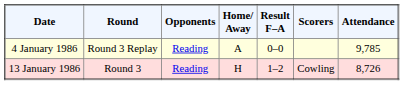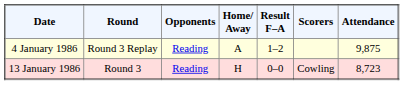(275, 48) 0–0 -> (275, 48) 1–2
(368, 48) 9,785 -> (368, 48) 9,875
(275, 68) 1–2 -> (275, 68) 0–0
(368, 68) 8,726 -> (368, 68) 8,723
